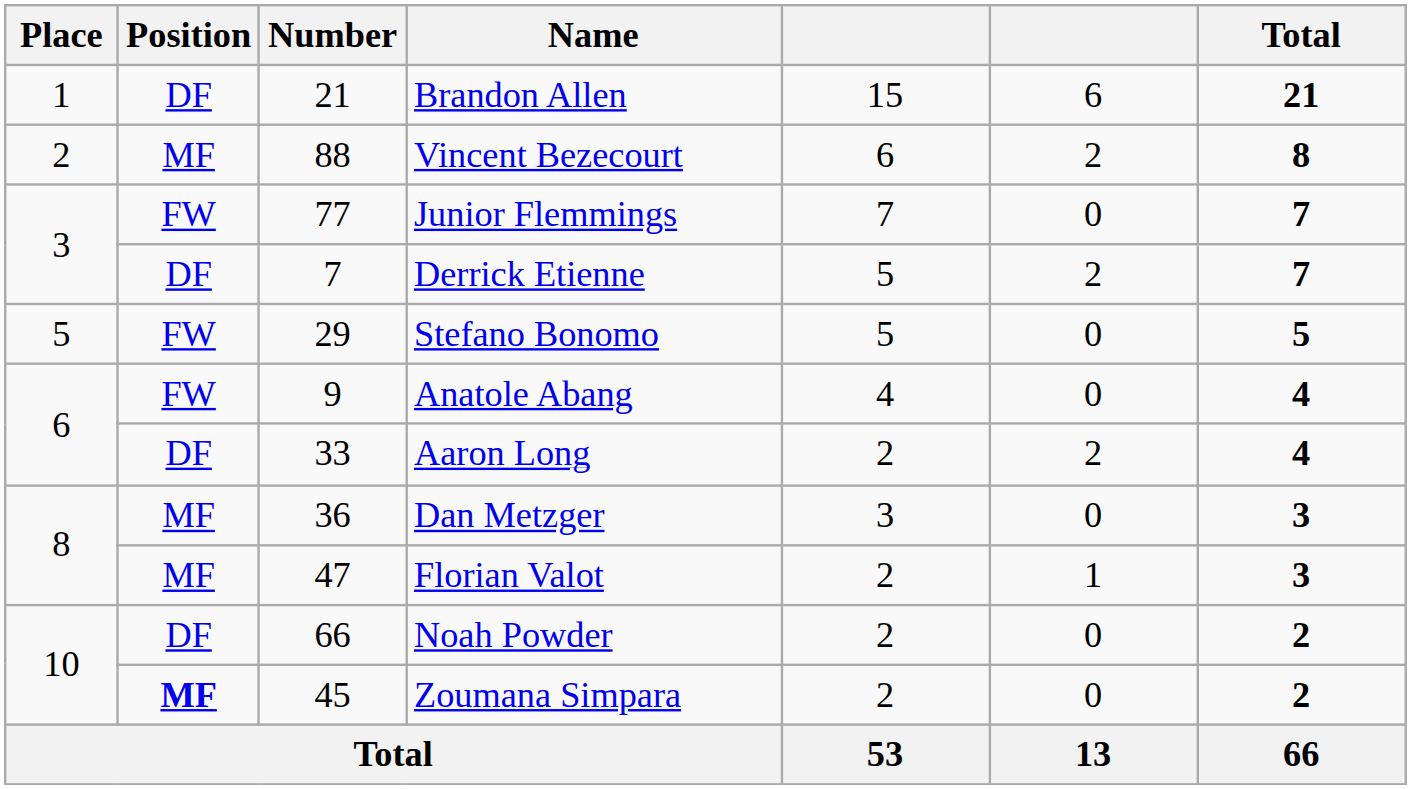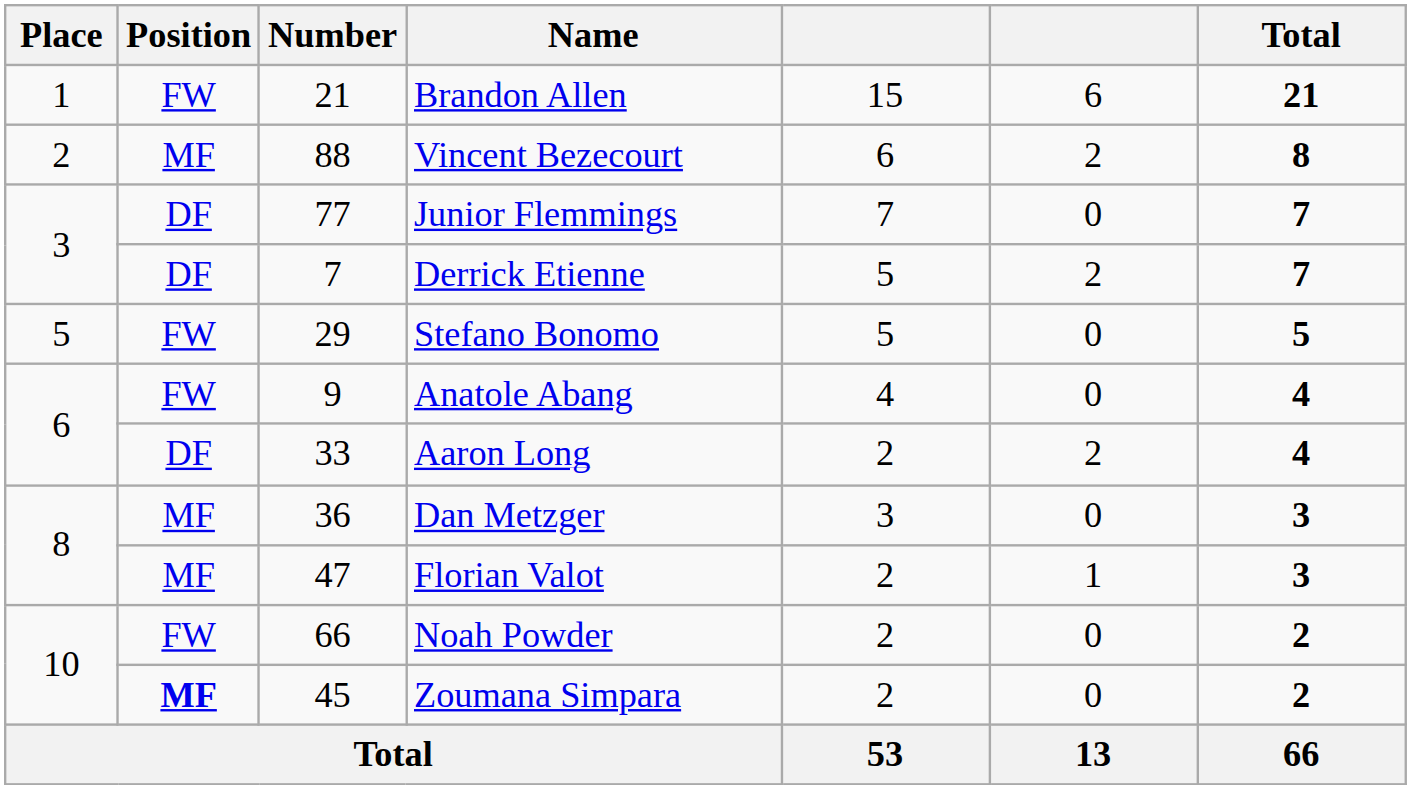(189, 94) DF -> (189, 94) FW
(189, 214) FW -> (189, 214) DF
(189, 633) DF -> (189, 633) FW
